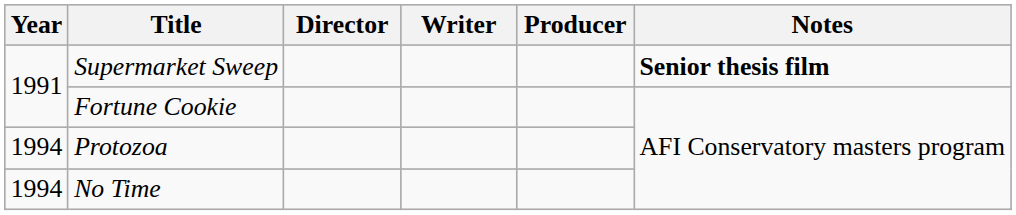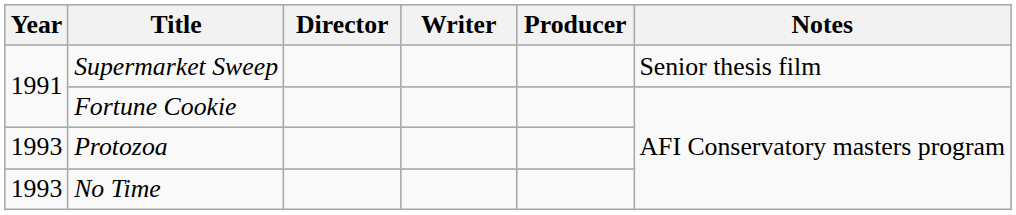(734, 65) bold -> (730, 65) normal
(37, 147) 1994 -> (37, 147) 1993
(37, 188) 1994 -> (37, 188) 1993
